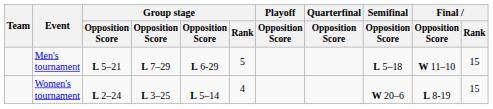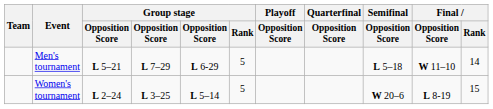(475, 61) 15 -> (475, 61) 14
(242, 89) 4 -> (242, 89) 5
